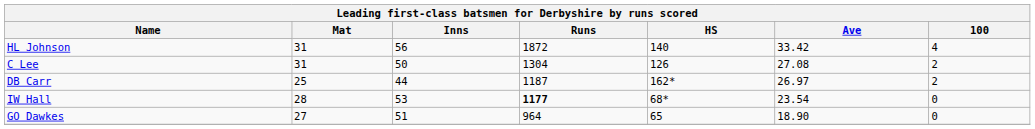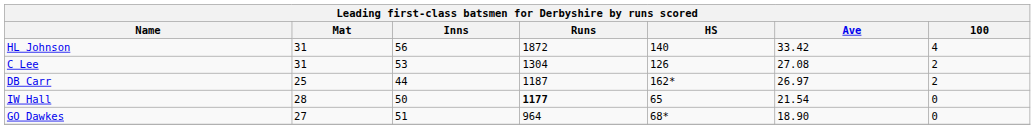(401, 64) 50 -> (401, 64) 53
(401, 99) 53 -> (401, 99) 50
(659, 99) 68* -> (656, 99) 65
(793, 99) 23.54 -> (793, 99) 21.54
(656, 116) 65 -> (659, 116) 68*
